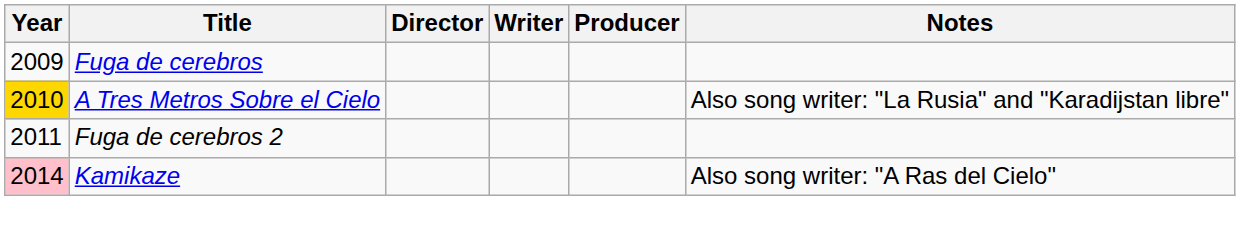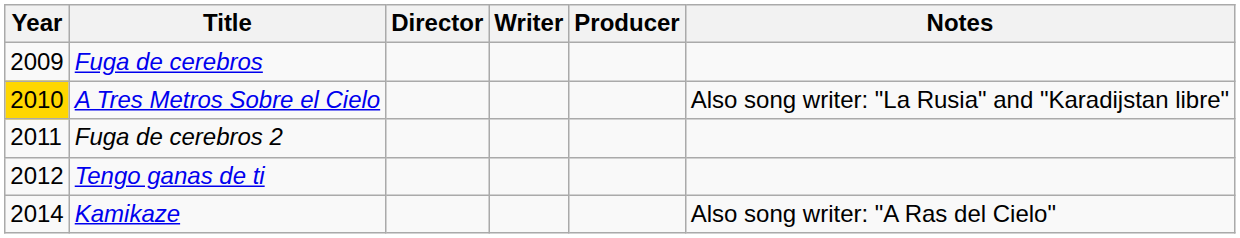+ row: (170, 175)
(37, 175) pink background -> (37, 213) no background
